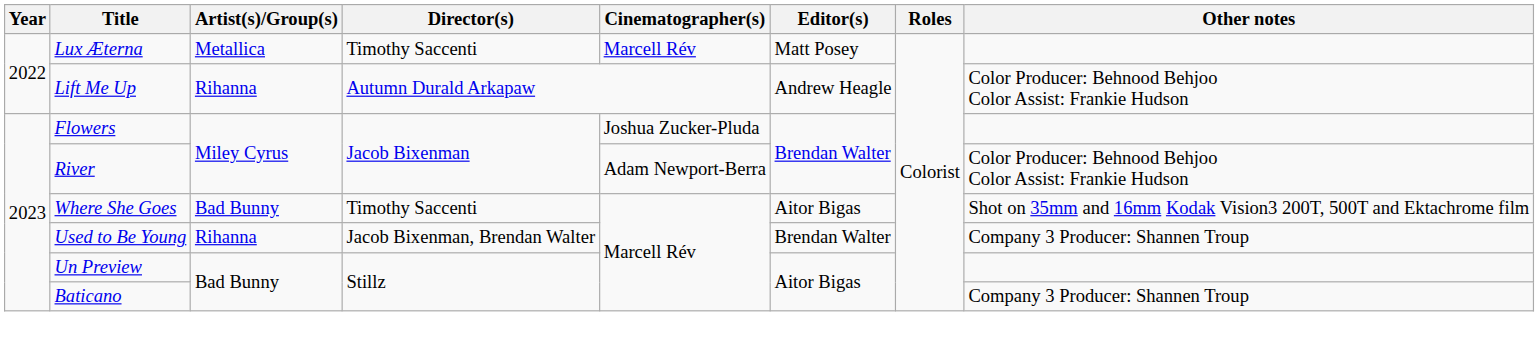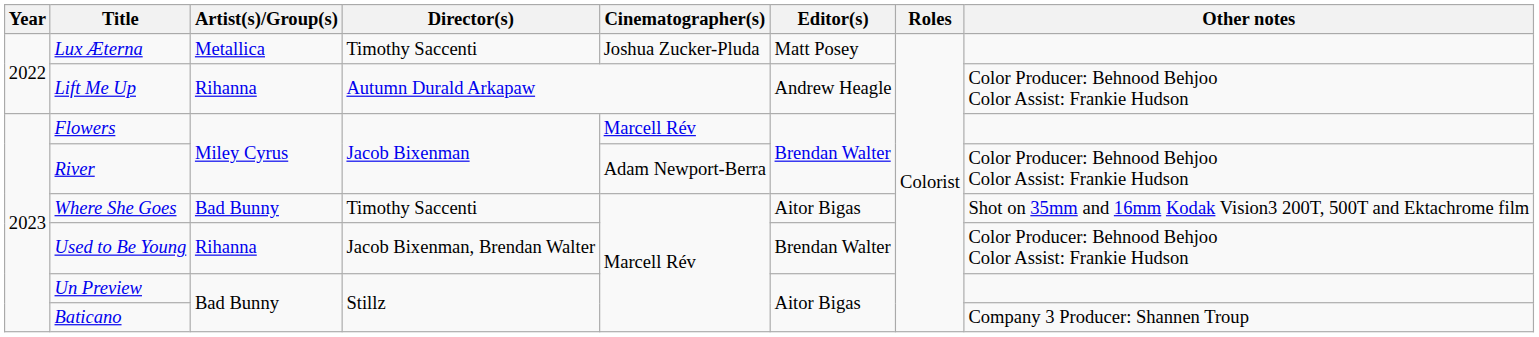(650, 48) Marcell Rév -> (682, 48) Joshua Zucker-Pluda
(682, 128) Joshua Zucker-Pluda -> (650, 128) Marcell Rév
(1109, 237) Company 3 Producer: Shannen Troup -> (1093, 248) Color Producer: Behnood Behjoo Color Assist: Frankie Hudson
